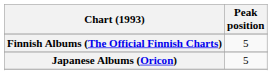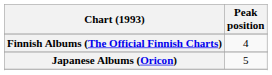(246, 43) 5 -> (246, 43) 4
